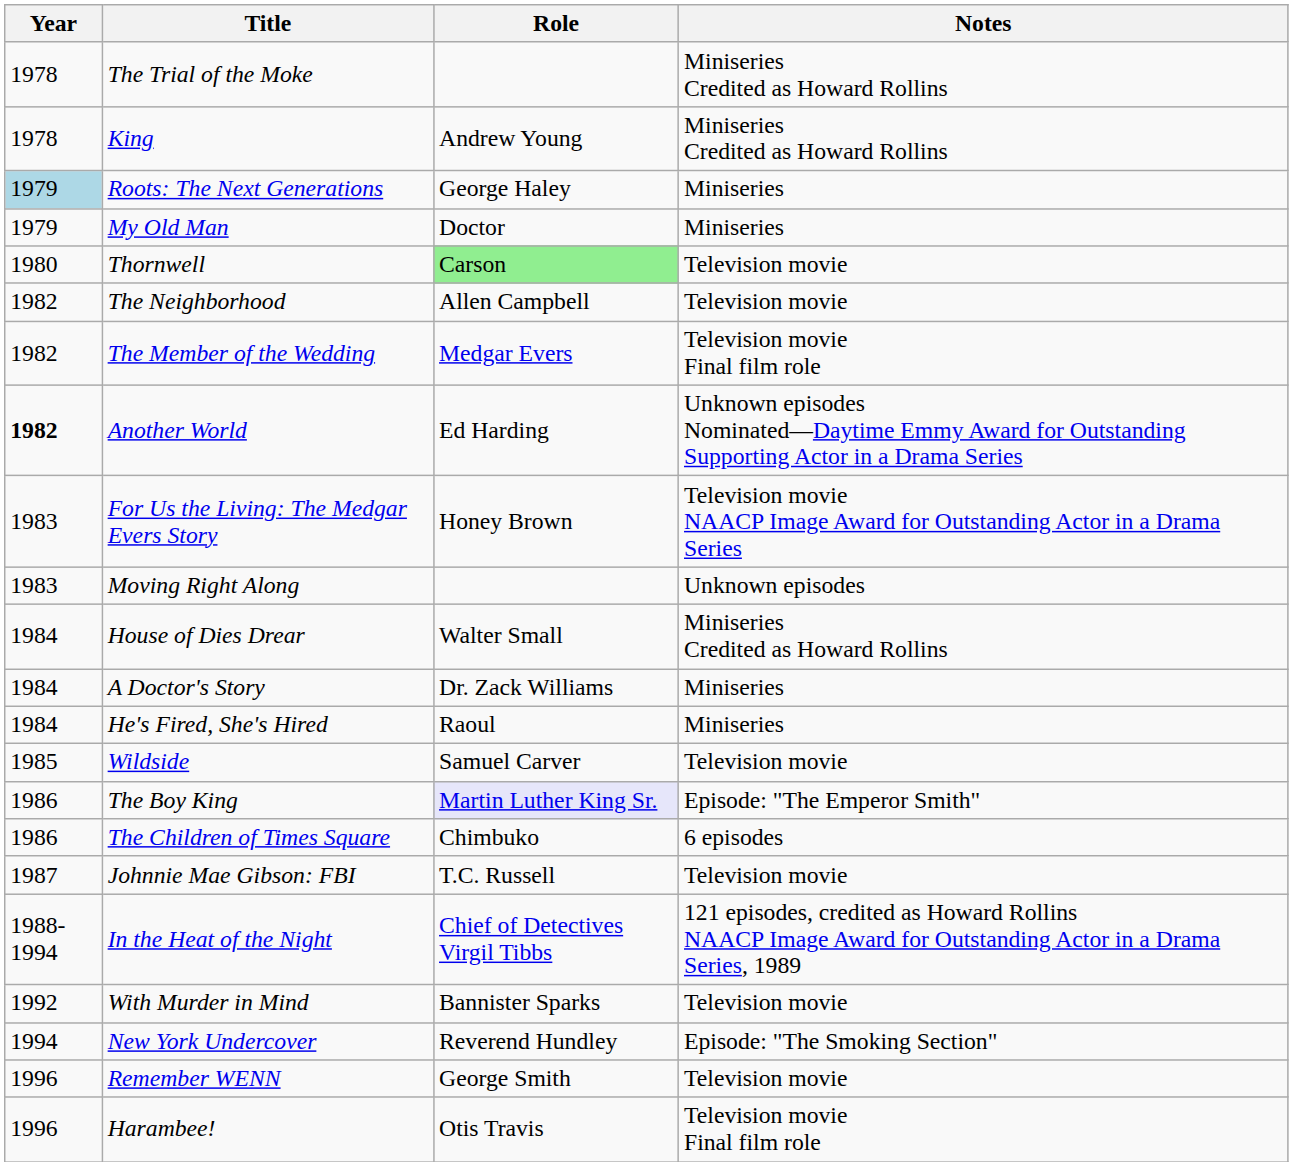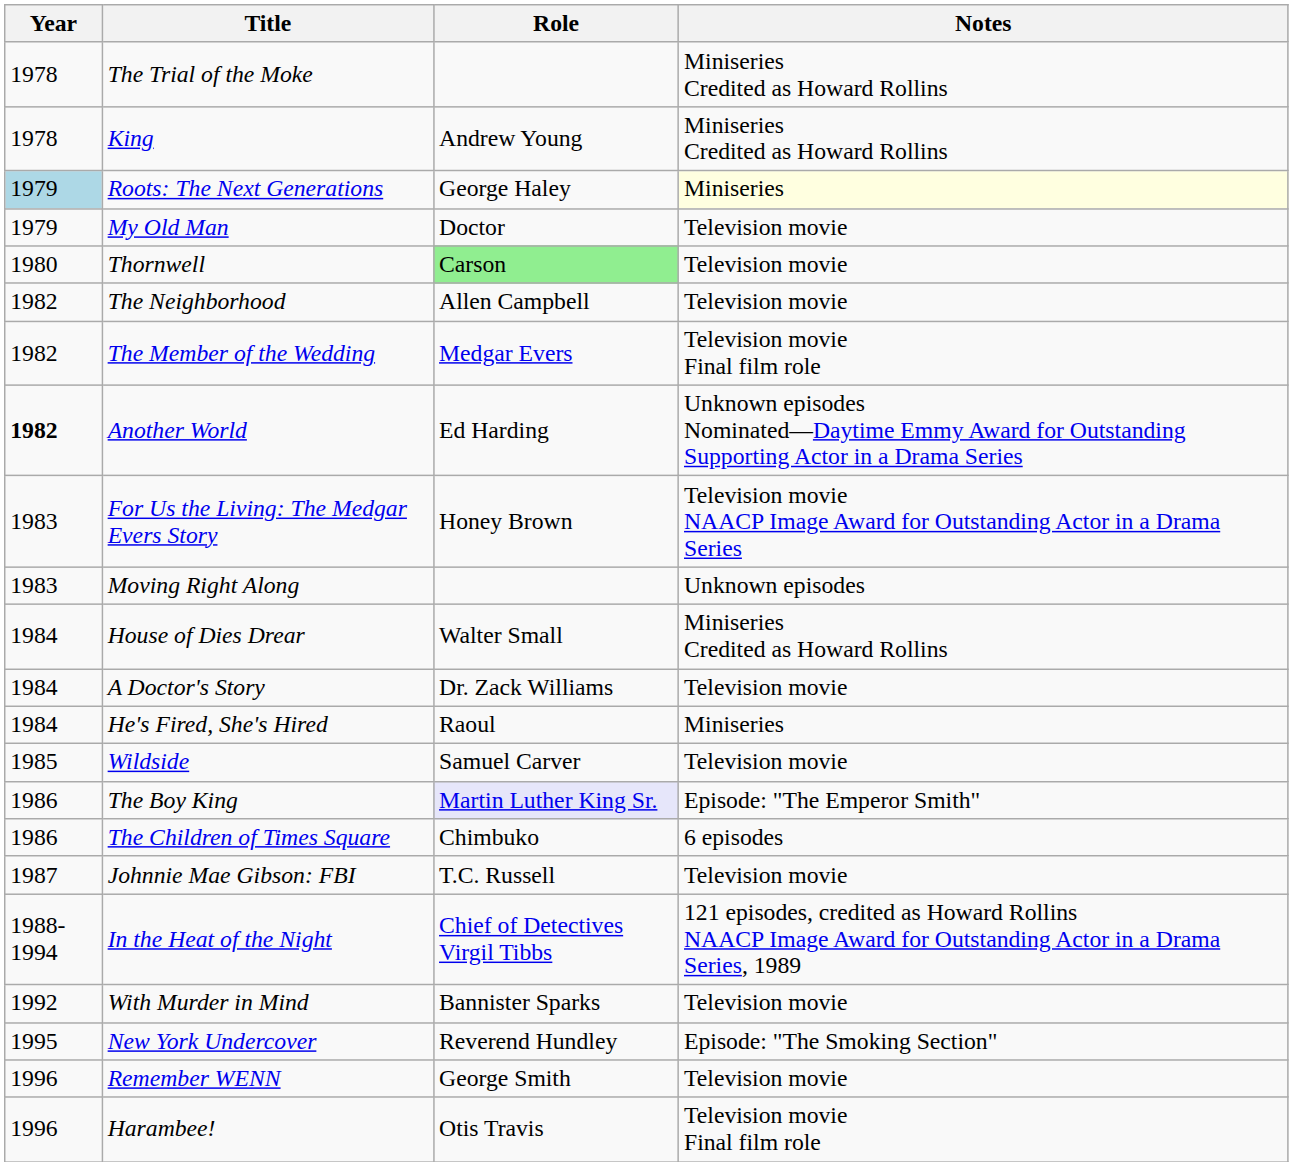(734, 189) no background -> (734, 189) lightyellow background
(734, 226) Miniseries -> (766, 226) Television movie
(734, 687) Miniseries -> (766, 687) Television movie
(34, 1040) 1994 -> (34, 1040) 1995
